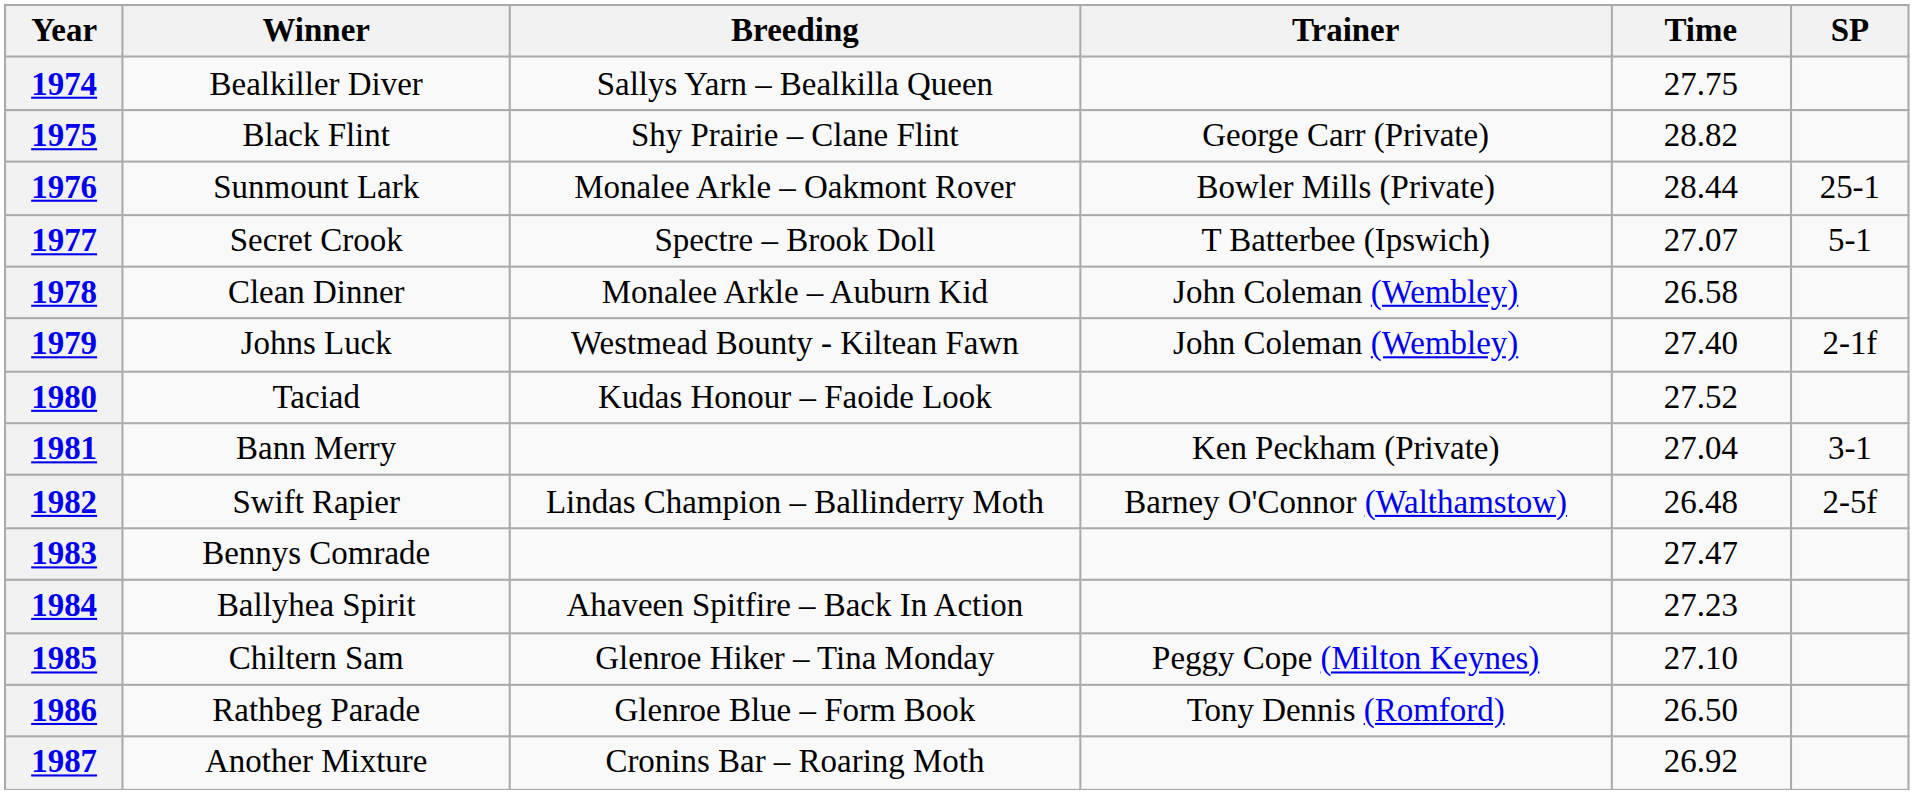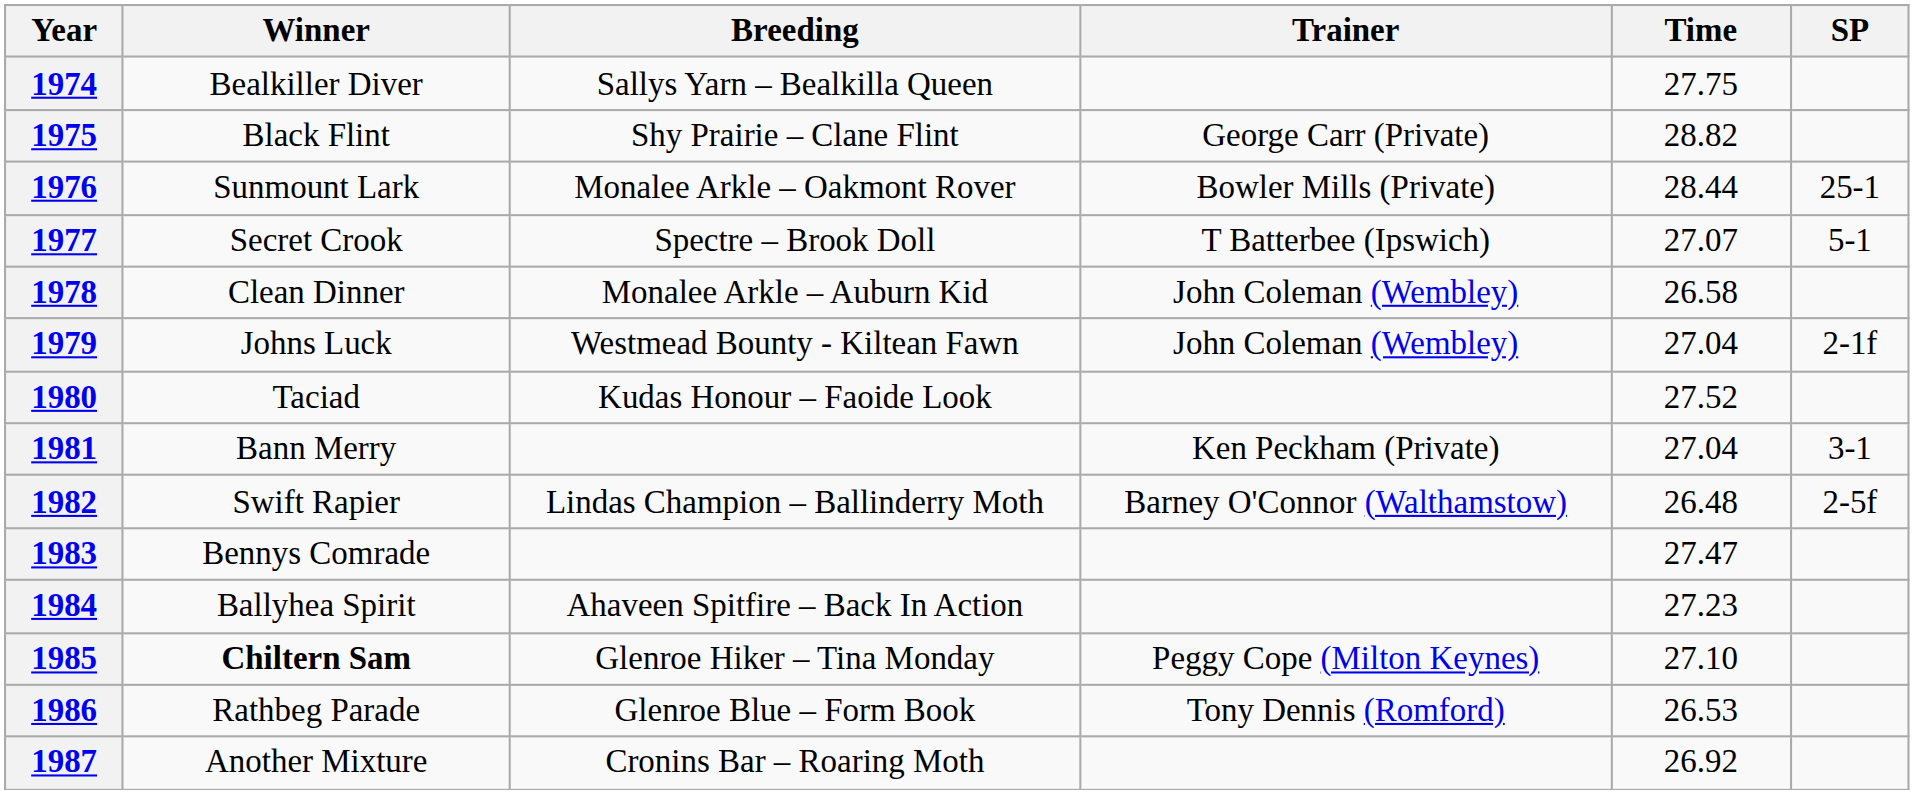(1701, 344) 27.40 -> (1701, 344) 27.04
(316, 657) normal -> (316, 657) bold
(1701, 710) 26.50 -> (1701, 710) 26.53
